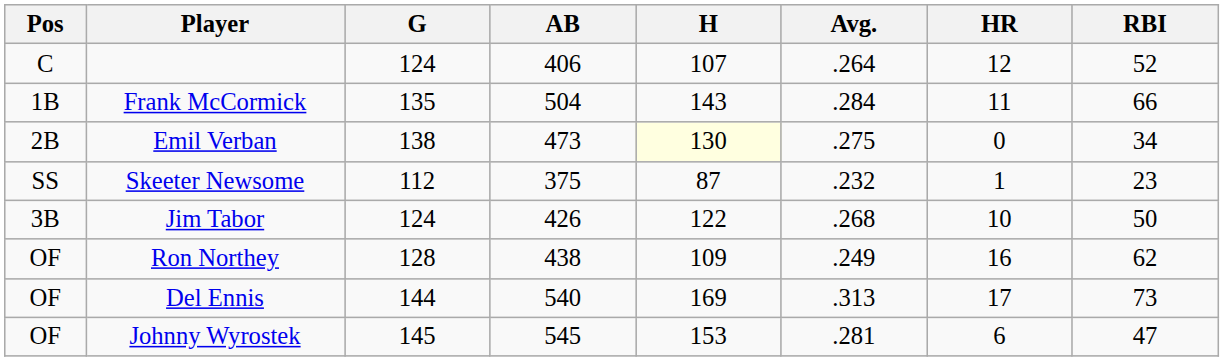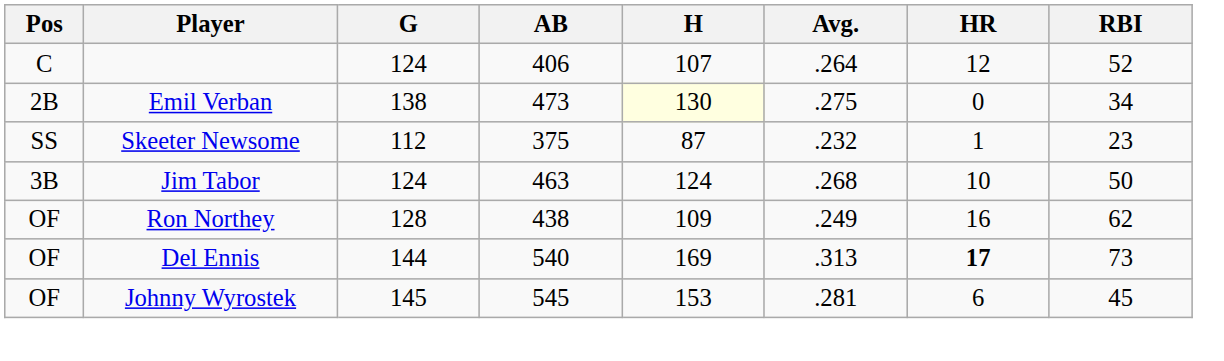- row: (215, 102)
(563, 219) 426 -> (551, 180) 463
(708, 219) 122 -> (693, 180) 124
(999, 297) normal -> (978, 258) bold
(1145, 336) 47 -> (1121, 297) 45
